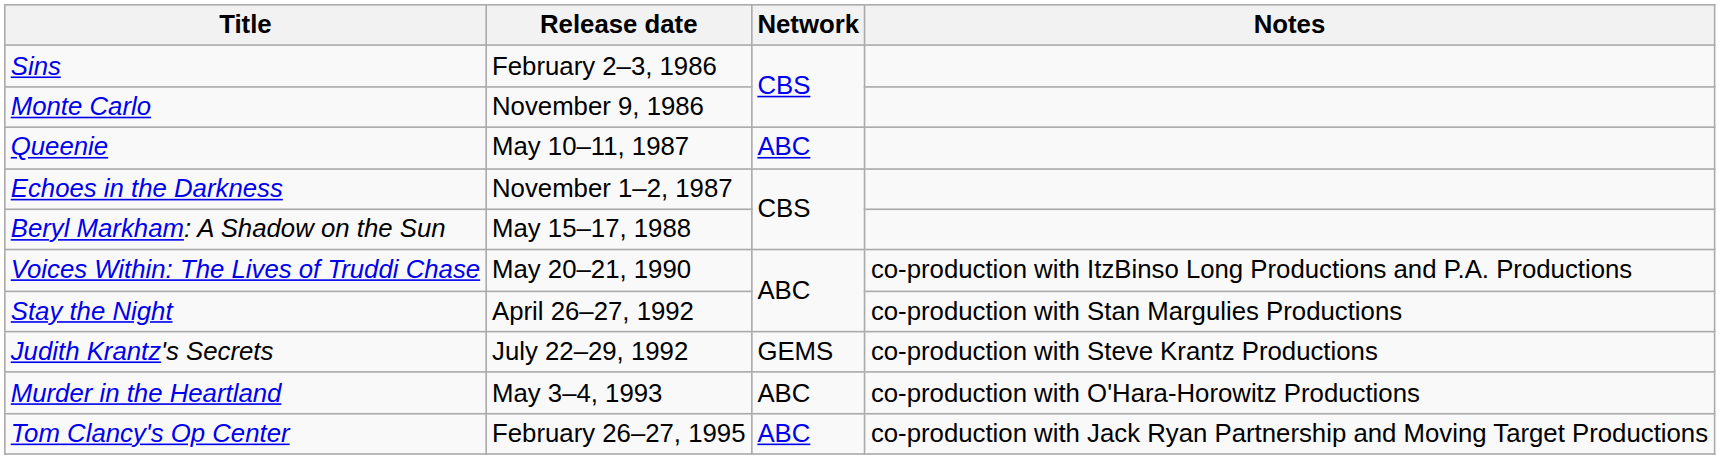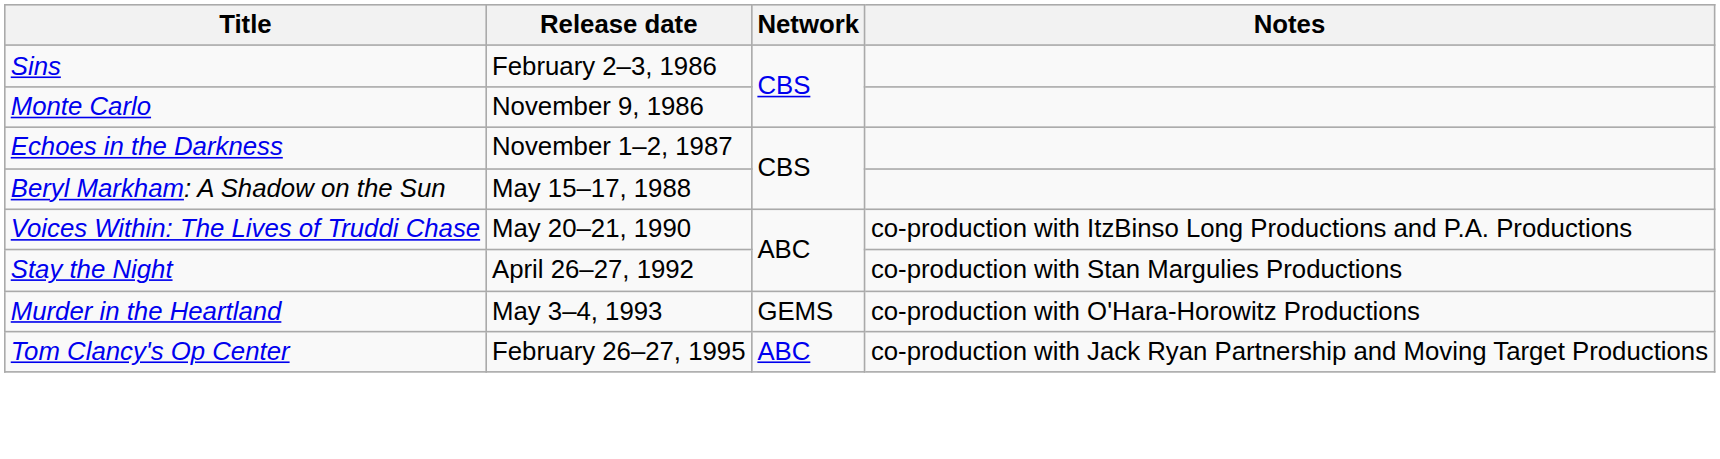- row: (59, 147)
- row: (142, 351)
(784, 392) ABC -> (795, 310) GEMS
